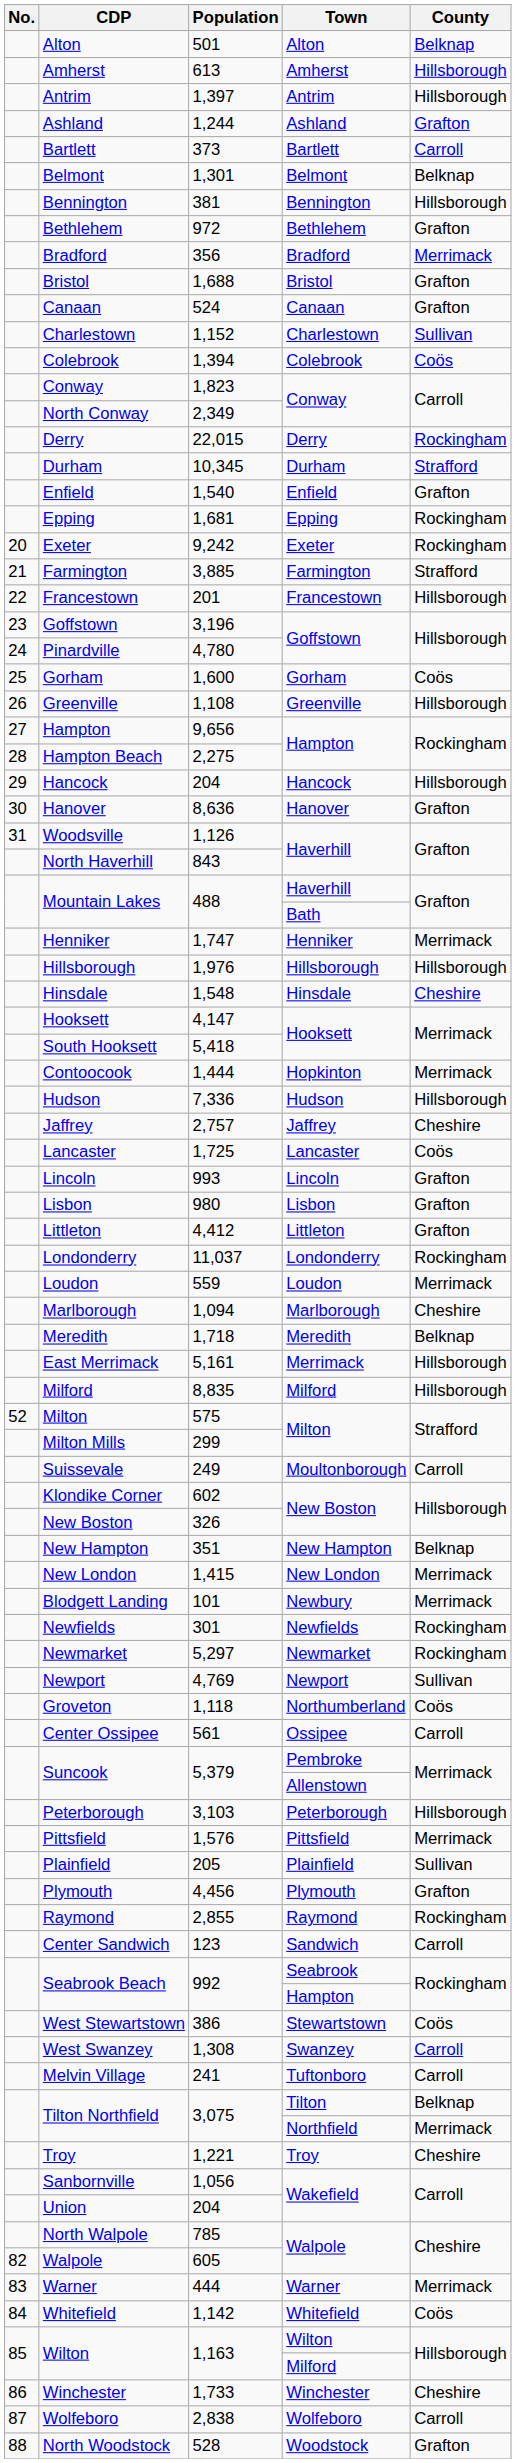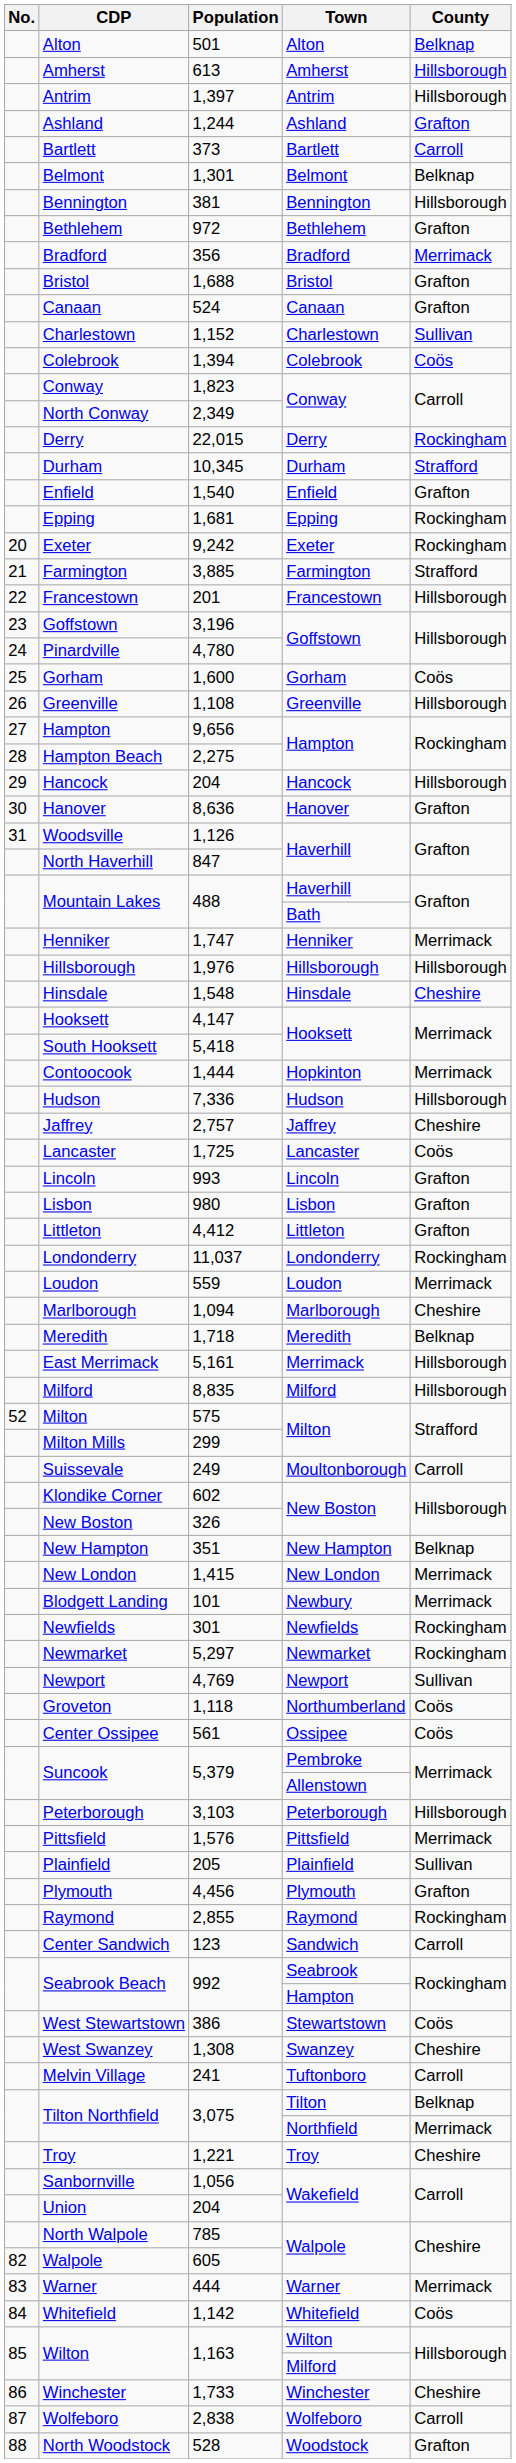(206, 862) 843 -> (206, 862) 847
(439, 1733) Carroll -> (434, 1733) Coös
(439, 2049) Carroll -> (447, 2049) Cheshire
